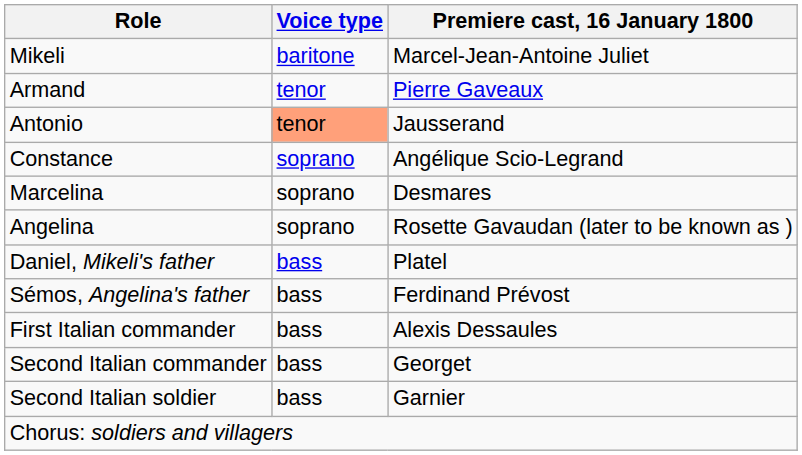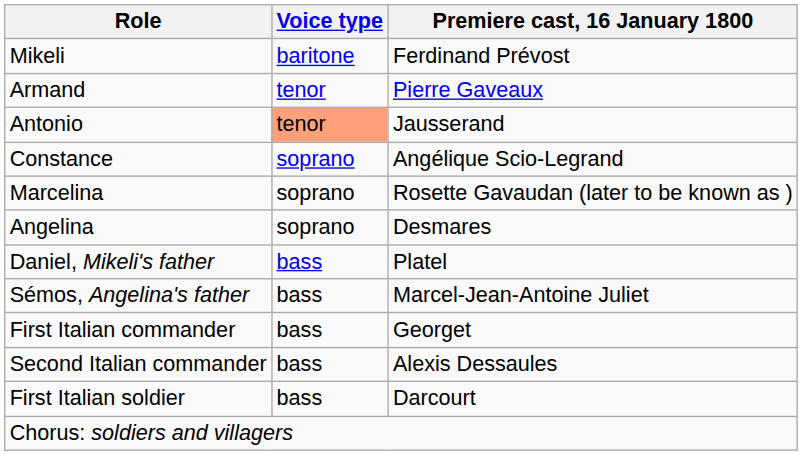(521, 55) Marcel-Jean-Antoine Juliet -> (481, 55) Ferdinand Prévost
(442, 192) Desmares -> (593, 192) Rosette Gavaudan (later to be known as )
(593, 227) Rosette Gavaudan (later to be known as ) -> (442, 227) Desmares
(481, 295) Ferdinand Prévost -> (521, 295) Marcel-Jean-Antoine Juliet
(475, 329) Alexis Dessaules -> (432, 329) Georget
(432, 364) Georget -> (475, 364) Alexis Dessaules
+ row: (97, 398)
- row: (113, 398)
